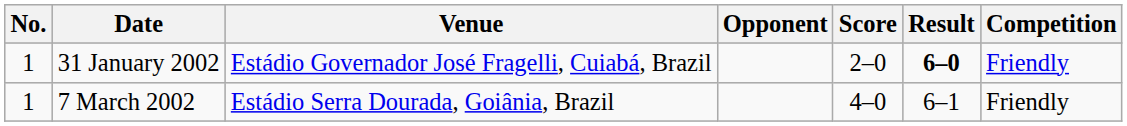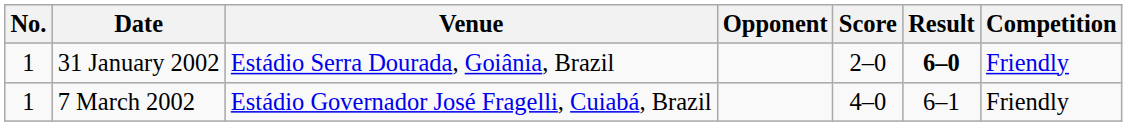(471, 62) Estádio Governador José Fragelli, Cuiabá, Brazil -> (423, 62) Estádio Serra Dourada, Goiânia, Brazil
(423, 101) Estádio Serra Dourada, Goiânia, Brazil -> (471, 101) Estádio Governador José Fragelli, Cuiabá, Brazil
